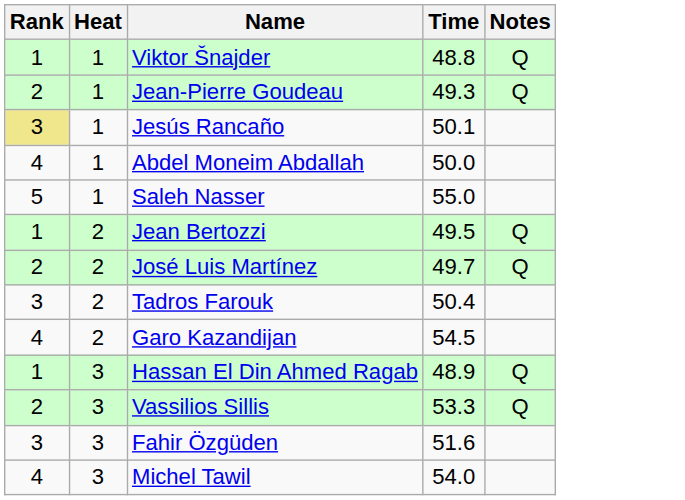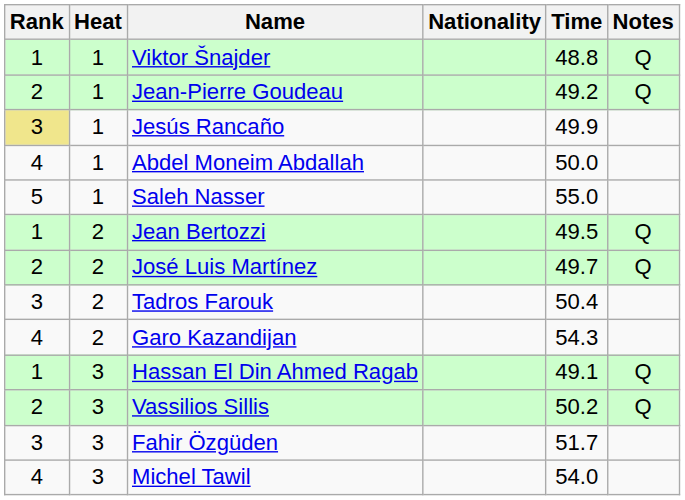+ column: (485, 22)
(454, 92) 49.3 -> (577, 92) 49.2
(454, 127) 50.1 -> (577, 127) 49.9
(454, 337) 54.5 -> (577, 337) 54.3
(454, 372) 48.9 -> (577, 372) 49.1
(454, 407) 53.3 -> (577, 407) 50.2
(454, 442) 51.6 -> (577, 442) 51.7
